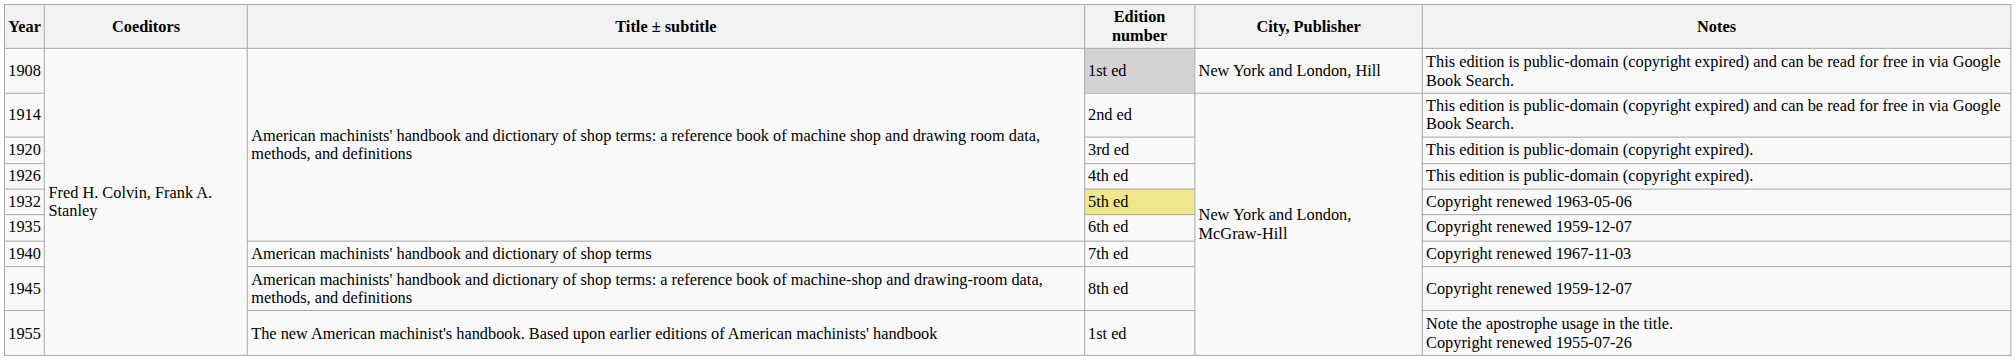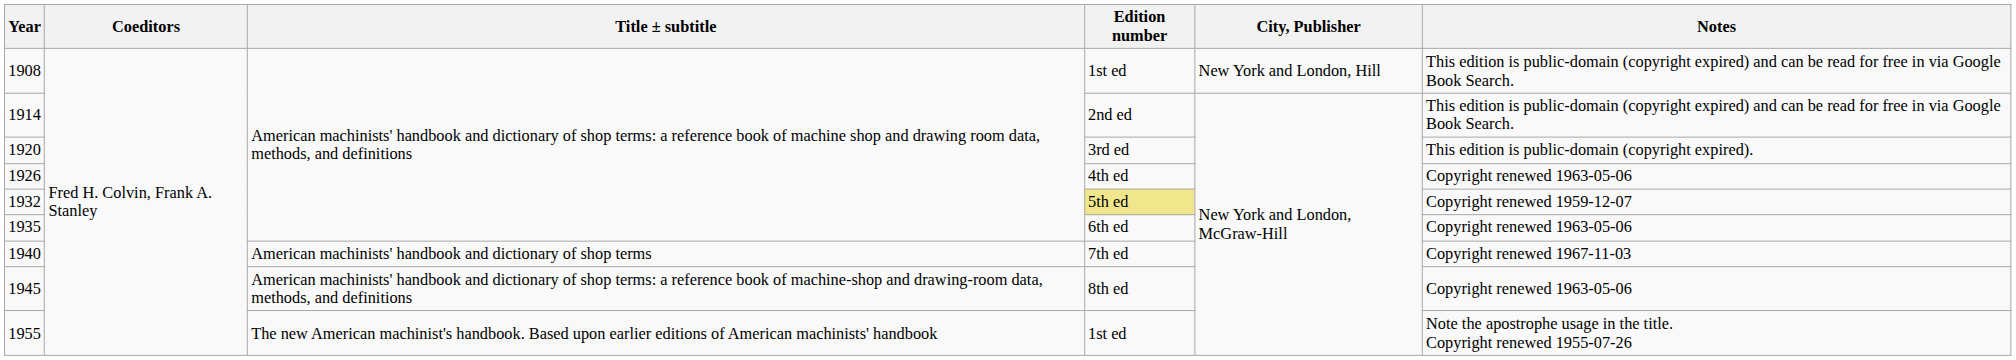(1107, 70) lightgrey background -> (1107, 70) no background
(1590, 176) This edition is public-domain (copyright expired). -> (1529, 176) Copyright renewed 1963-05-06
(1529, 201) Copyright renewed 1963-05-06 -> (1529, 201) Copyright renewed 1959-12-07
(1529, 227) Copyright renewed 1959-12-07 -> (1529, 227) Copyright renewed 1963-05-06
(1529, 288) Copyright renewed 1959-12-07 -> (1529, 288) Copyright renewed 1963-05-06
